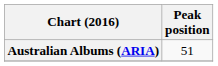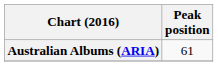(187, 50) 51 -> (187, 50) 61
